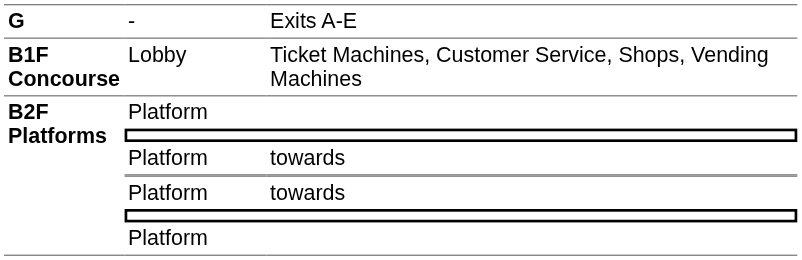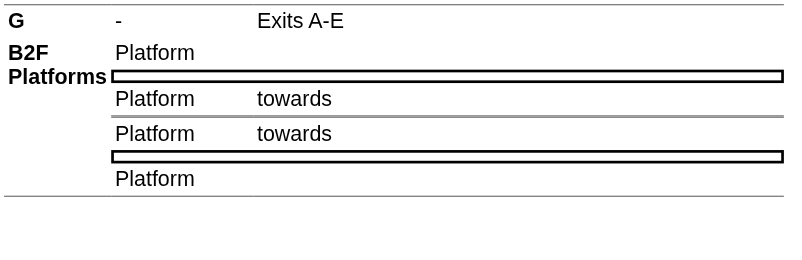- row: (157, 54)
